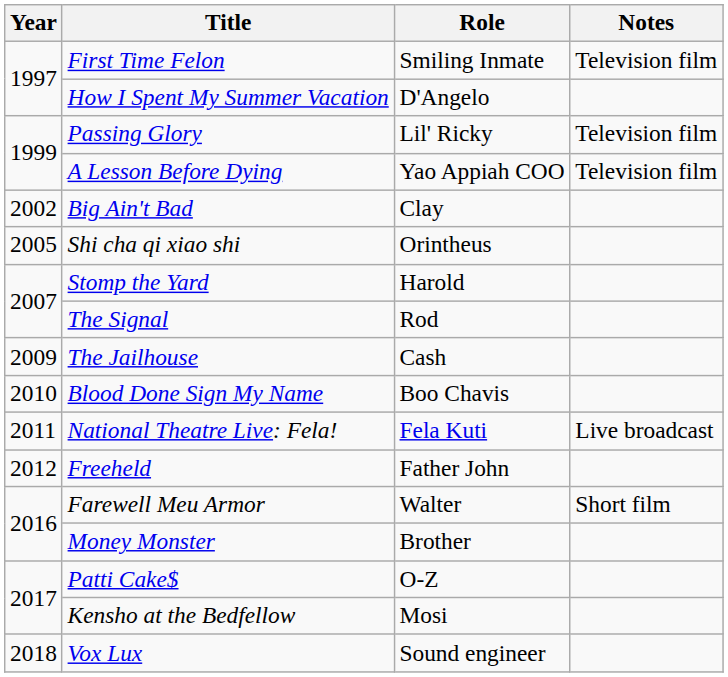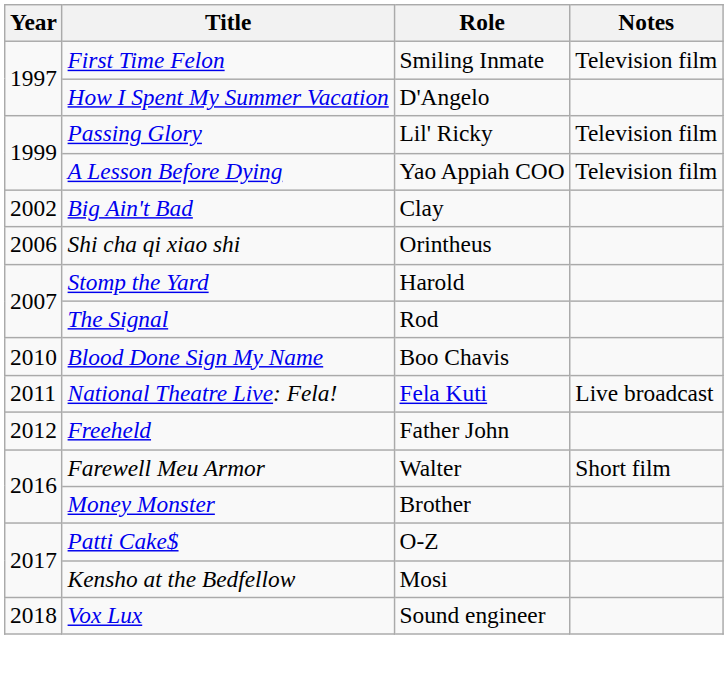(33, 245) 2005 -> (33, 245) 2006
- row: (133, 356)
